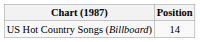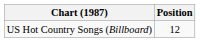(175, 29) 14 -> (175, 29) 12
